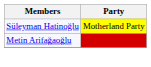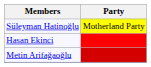+ row: (30, 41)
